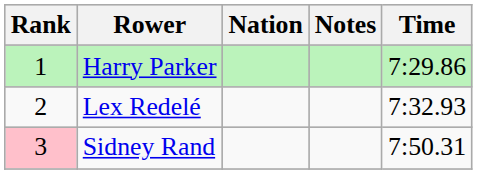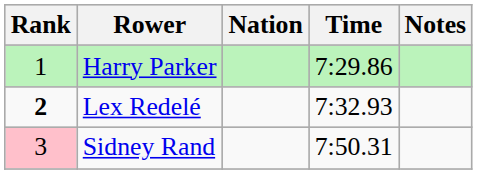columns swapped: (427, 24) <-> (345, 24)
(41, 106) normal -> (41, 106) bold
